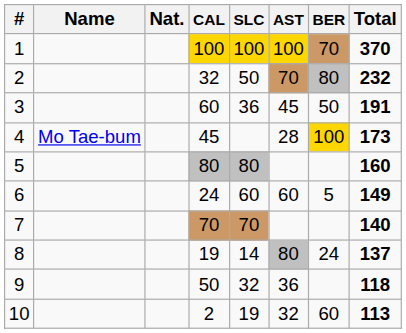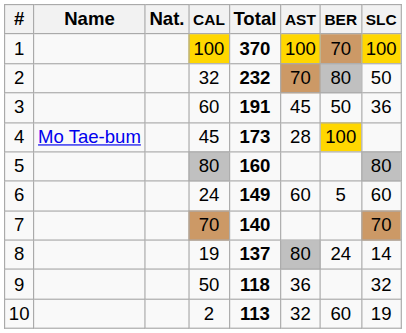columns swapped: (249, 20) <-> (375, 19)
